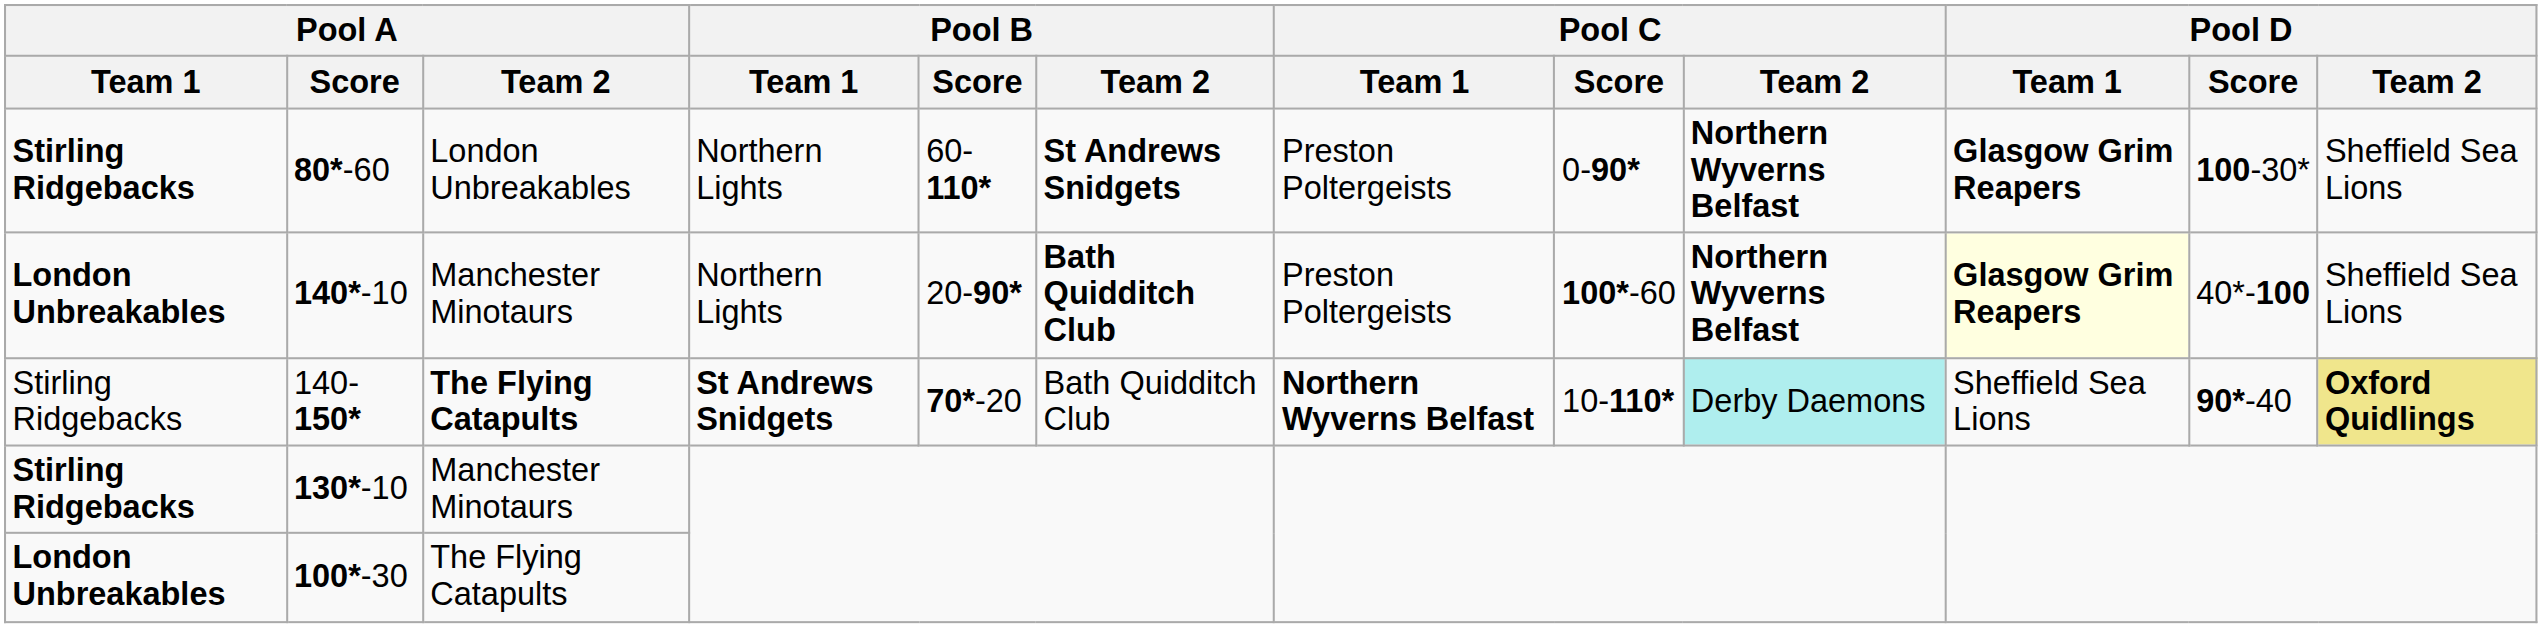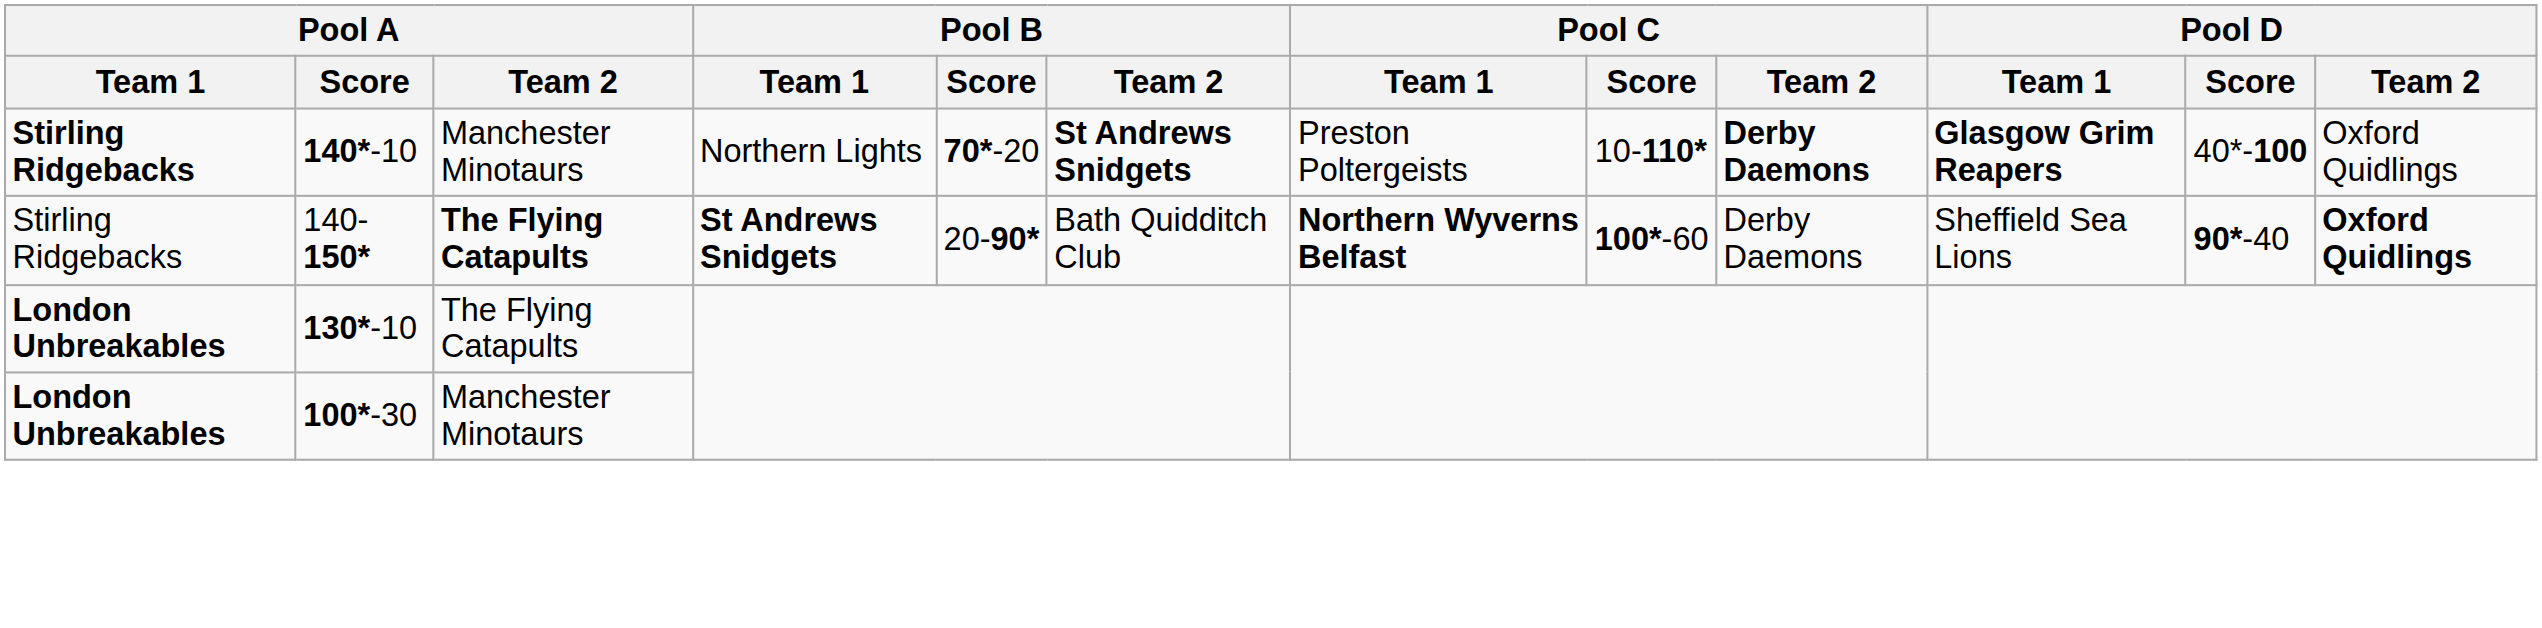- row: (342, 169)
(119, 294) London Unbreakables -> (104, 151) Stirling Ridgebacks
(974, 294) 20-90* -> (991, 151) 70*-20
(1119, 294) Bath Quidditch Club -> (1143, 151) St Andrews Snidgets
(1619, 294) 100*-60 -> (1651, 151) 10-110*
(1759, 294) Northern Wyverns Belfast -> (1797, 151) Derby Daemons
(2063, 294) lightyellow background -> (2044, 151) no background
(2421, 294) Sheffield Sea Lions -> (2390, 151) Oxford Quidlings
(974, 400) 70*-20 -> (991, 239) 20-90*
(1618, 400) 10-110* -> (1652, 239) 100*-60
(1808, 400) paleturquoise background -> (1793, 239) no background
(2400, 400) khaki background -> (2397, 239) no background
(104, 488) Stirling Ridgebacks -> (119, 327) London Unbreakables
(515, 488) Manchester Minotaurs -> (517, 327) The Flying Catapults
(506, 576) The Flying Catapults -> (526, 415) Manchester Minotaurs
